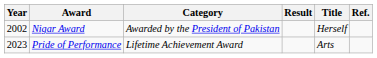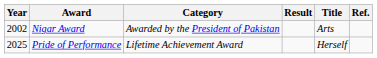(332, 28) Herself -> (325, 28) Arts
(17, 45) 2023 -> (17, 45) 2025
(325, 45) Arts -> (332, 45) Herself
